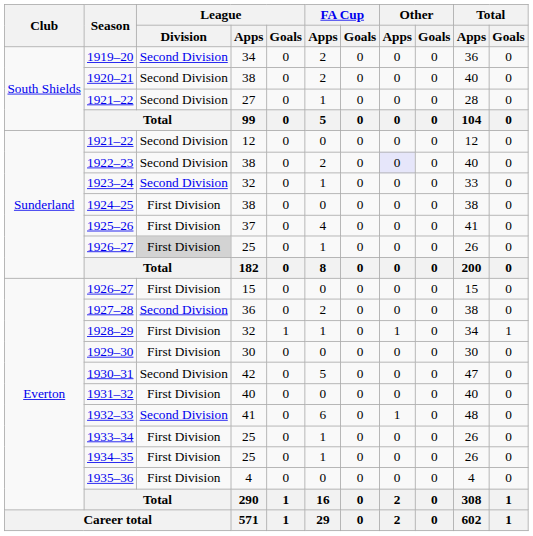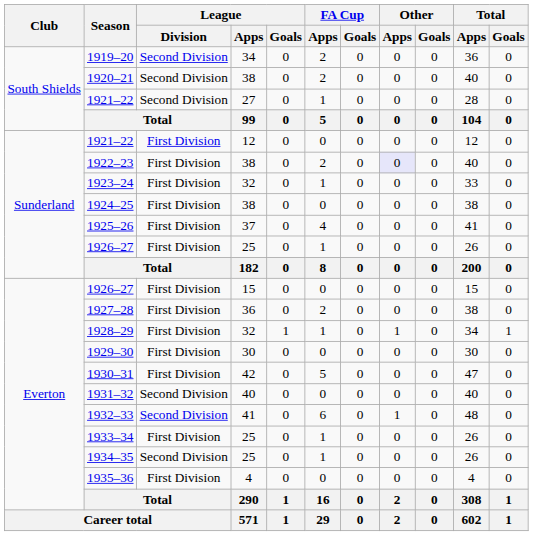(184, 141) Second Division -> (184, 141) First Division
(184, 162) Second Division -> (184, 162) First Division
(184, 183) Second Division -> (184, 183) First Division
(184, 246) lightgrey background -> (184, 246) no background
(184, 309) Second Division -> (184, 309) First Division
(184, 373) Second Division -> (184, 373) First Division
(184, 394) First Division -> (184, 394) Second Division
(184, 457) First Division -> (184, 457) Second Division
